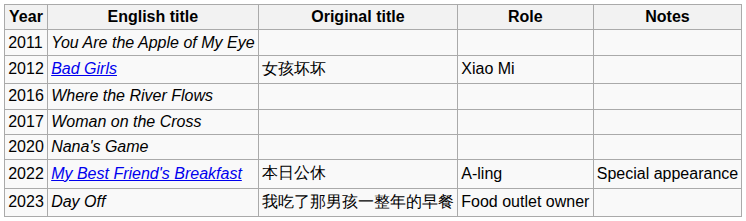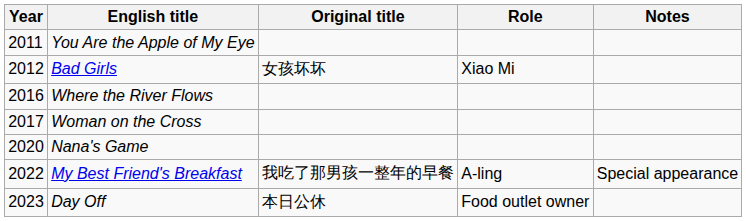(294, 173) 本日公休 -> (358, 173) 我吃了那男孩一整年的早餐
(358, 201) 我吃了那男孩一整年的早餐 -> (294, 201) 本日公休
